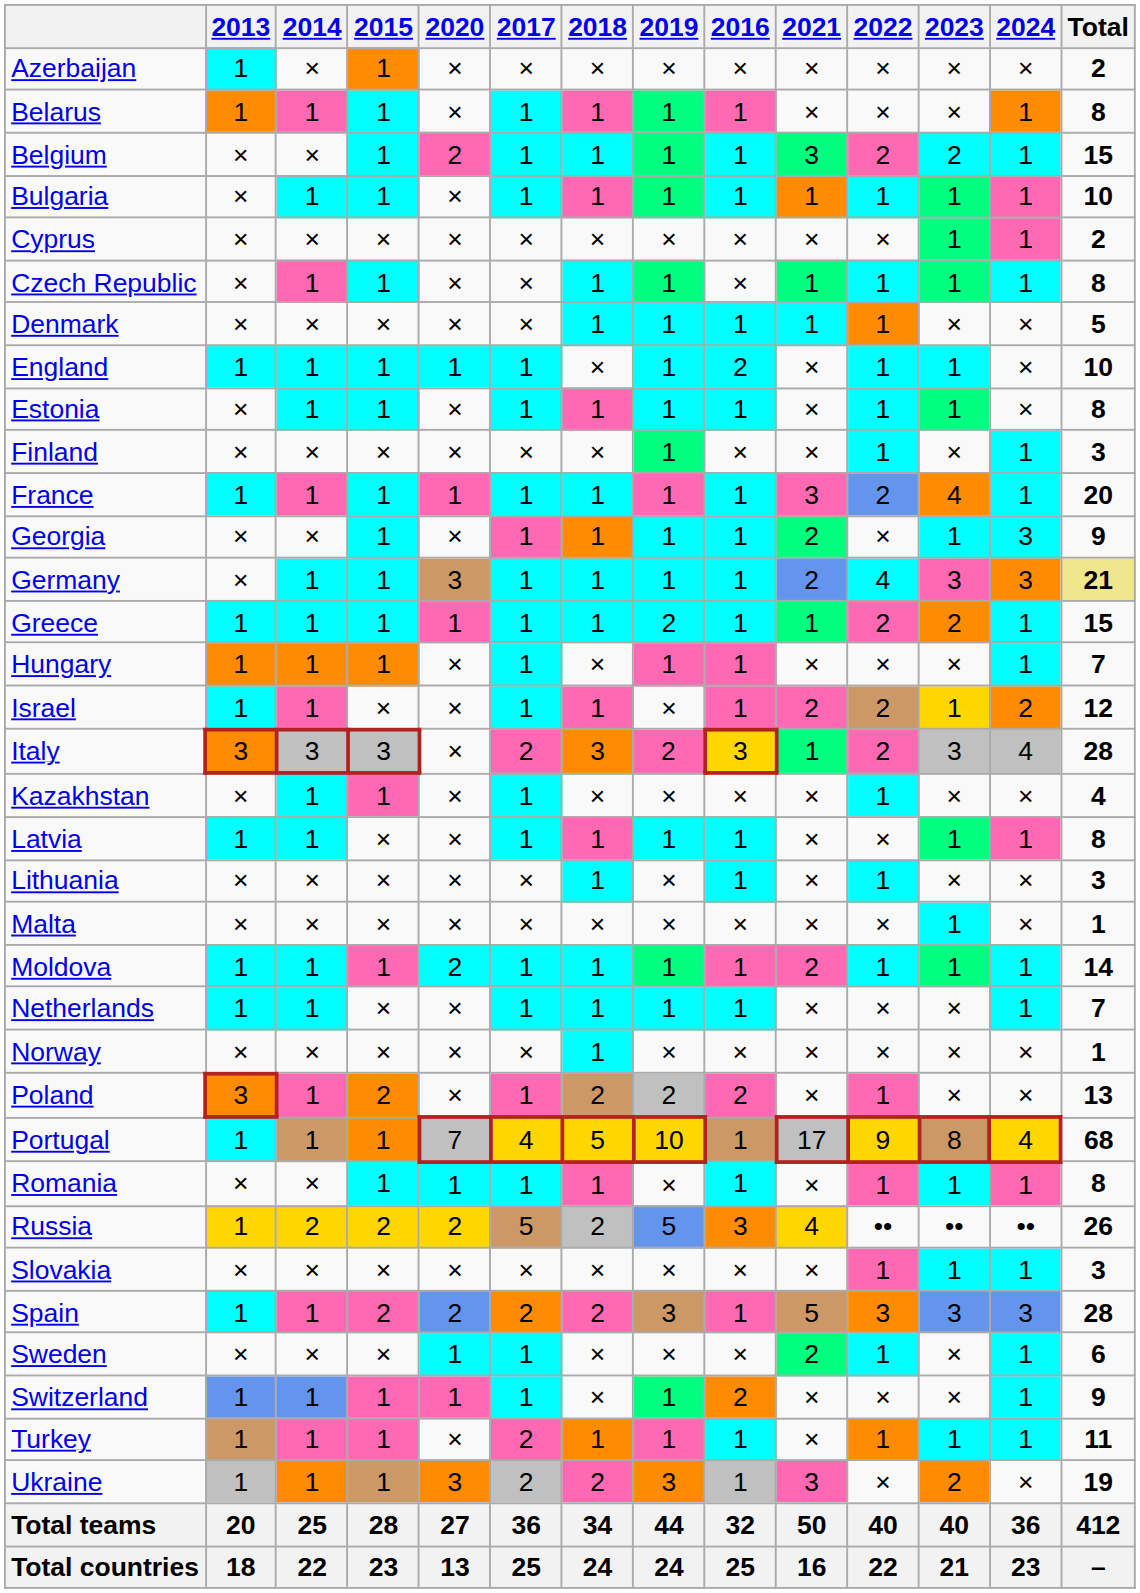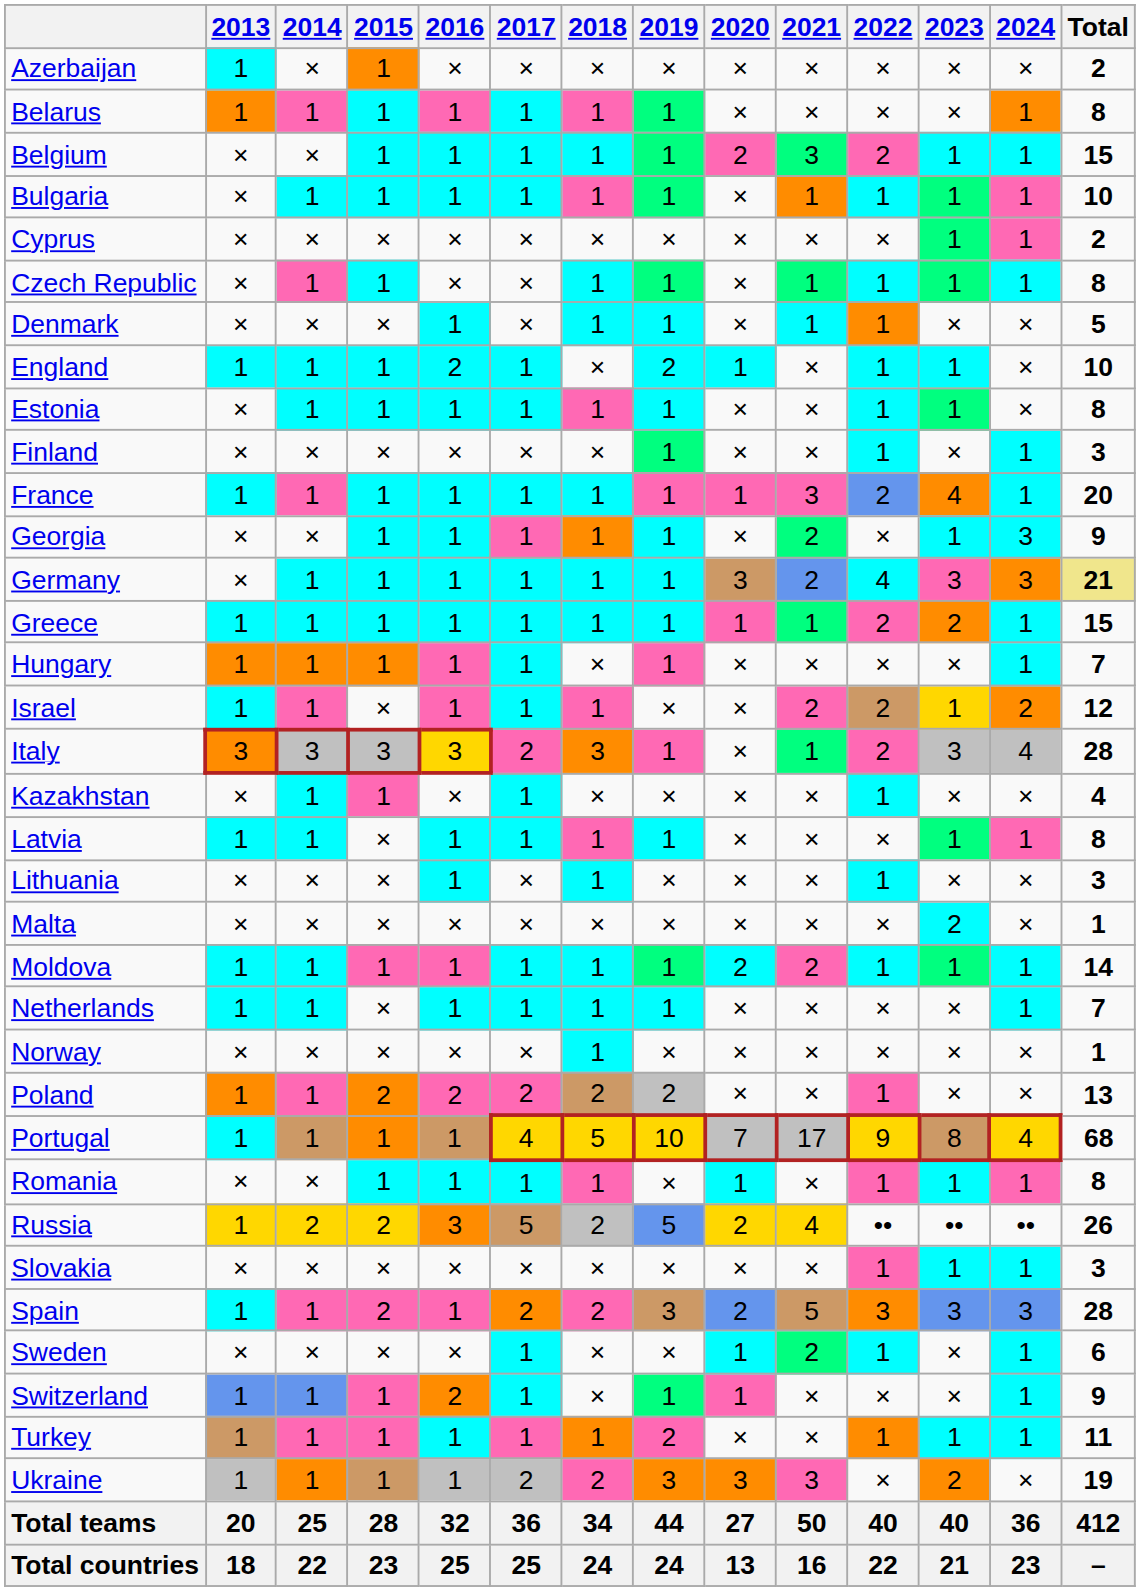columns swapped: (740, 26) <-> (455, 26)
(954, 154) 2 -> (954, 154) 1
(669, 367) 1 -> (669, 367) 2
(669, 622) 2 -> (669, 622) 1
(668, 751) 2 -> (669, 751) 1
(954, 923) 1 -> (954, 923) 2
(241, 1095) 3 -> (241, 1094) 1
(526, 1095) 1 -> (526, 1093) 2
(526, 1439) 2 -> (526, 1437) 1
(669, 1439) 1 -> (669, 1437) 2
